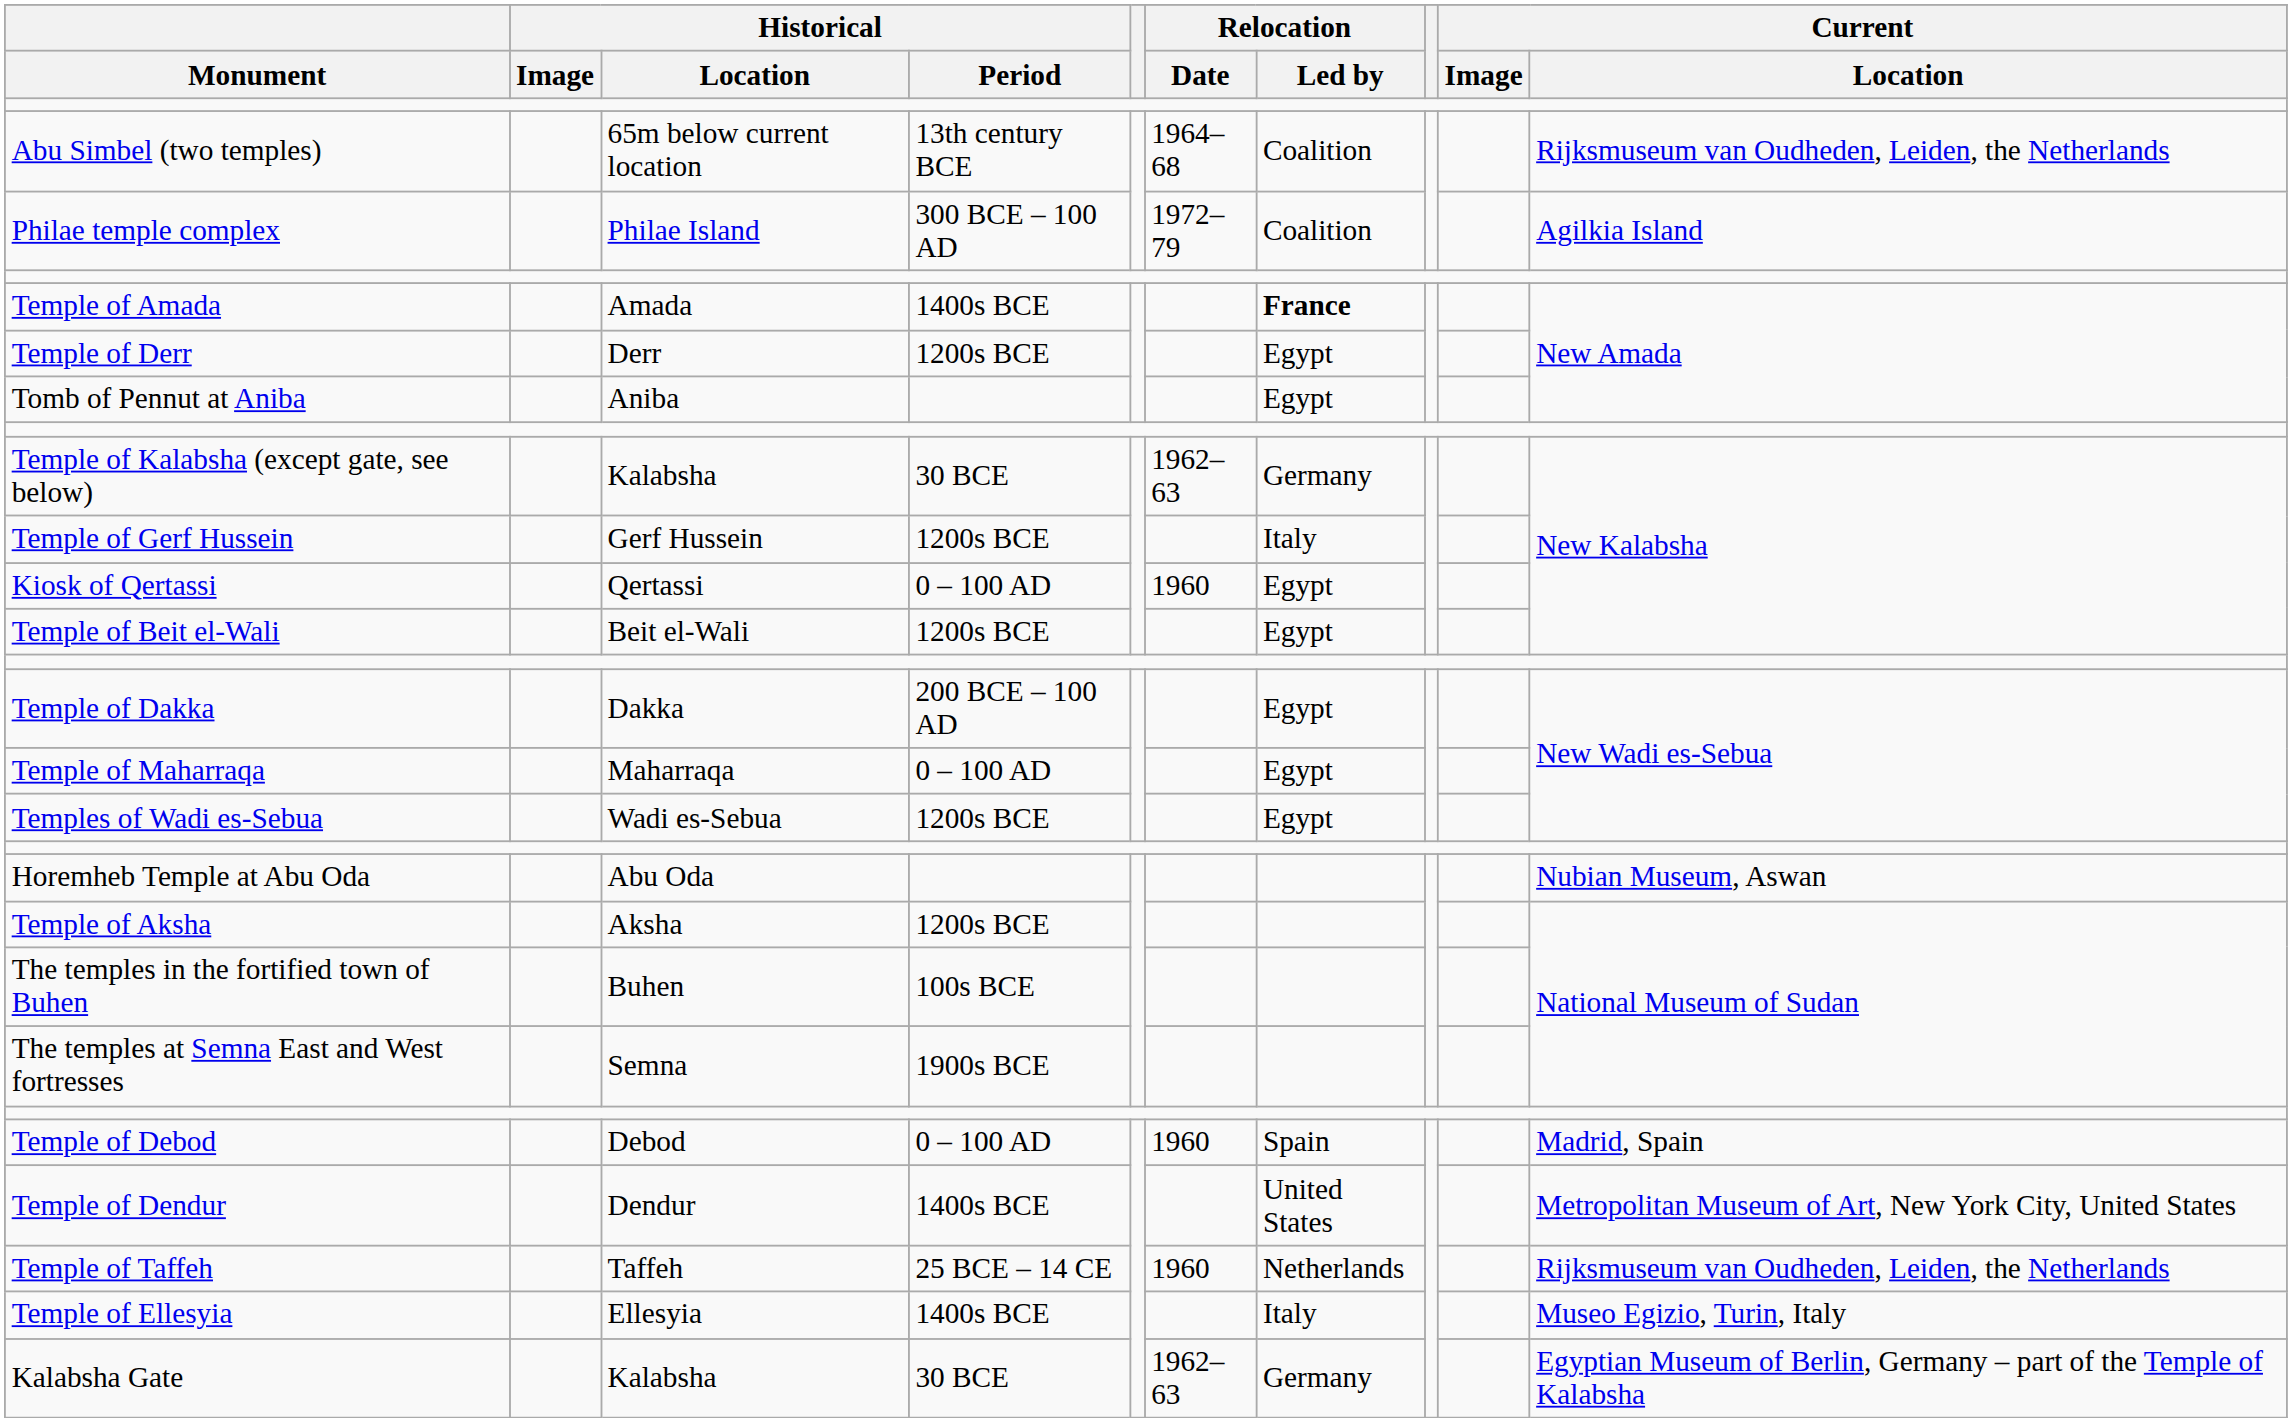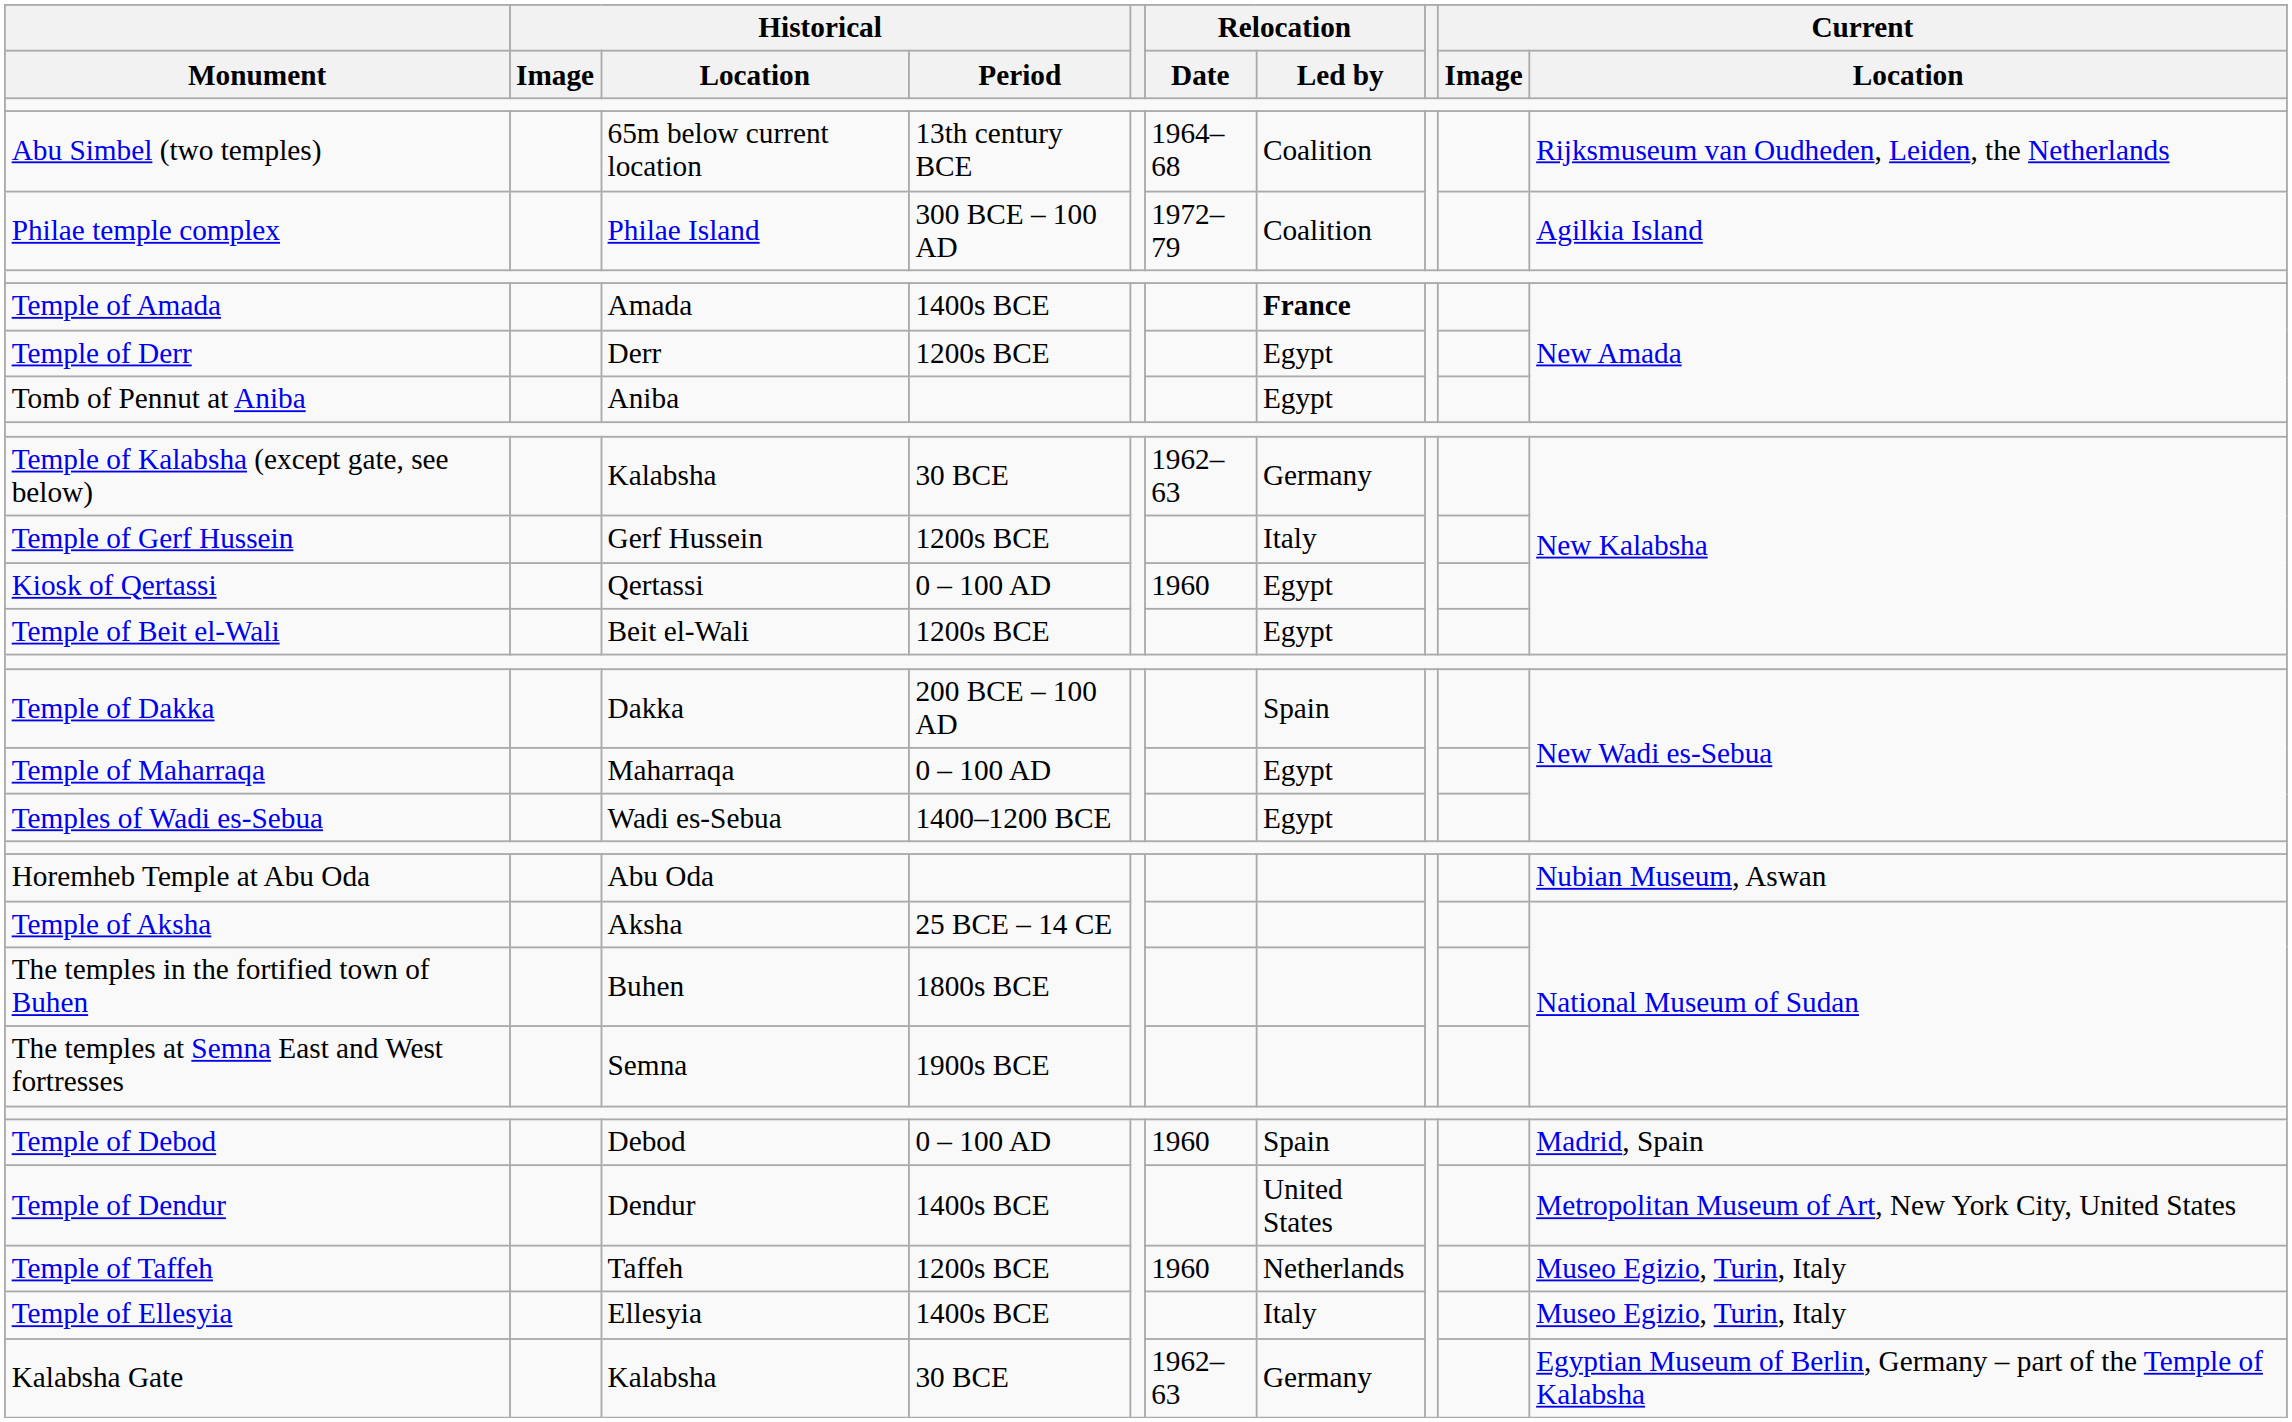(1298, 707) Egypt -> (1296, 707) Spain
(983, 817) 1200s BCE -> (1013, 817) 1400–1200 BCE
(983, 923) 1200s BCE -> (1014, 923) 25 BCE – 14 CE
(975, 986) 100s BCE -> (983, 986) 1800s BCE
(1014, 1268) 25 BCE – 14 CE -> (983, 1268) 1200s BCE
(1853, 1268) Rijksmuseum van Oudheden, Leiden, the Netherlands -> (1691, 1268) Museo Egizio, Turin, Italy
